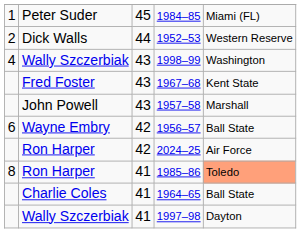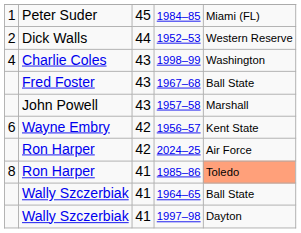(75, 60) Wally Szczerbiak -> (64, 60) Charlie Coles
(232, 83) Kent State -> (230, 83) Ball State
(230, 127) Ball State -> (232, 127) Kent State
(64, 194) Charlie Coles -> (75, 194) Wally Szczerbiak
